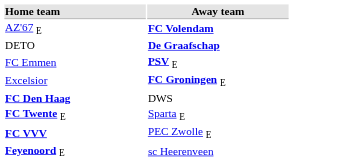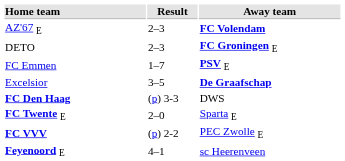+ column: (172, 11)
(184, 45) De Graafschap -> (239, 47) FC Groningen E
(187, 81) FC Groningen E -> (236, 82) De Graafschap
